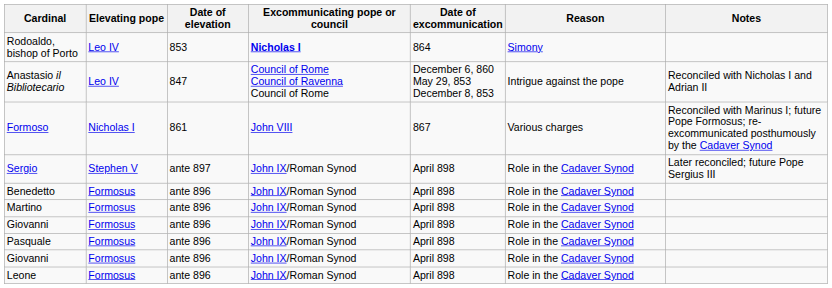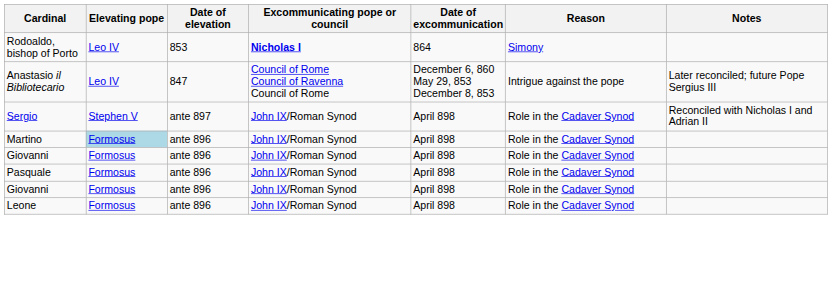(740, 82) Reconciled with Nicholas I and Adrian II -> (736, 82) Later reconciled; future Pope Sergius III
- row: (28, 128)
(736, 168) Later reconciled; future Pope Sergius III -> (741, 116) Reconciled with Nicholas I and Adrian II
- row: (31, 191)
(112, 208) no background -> (112, 139) lightblue background
